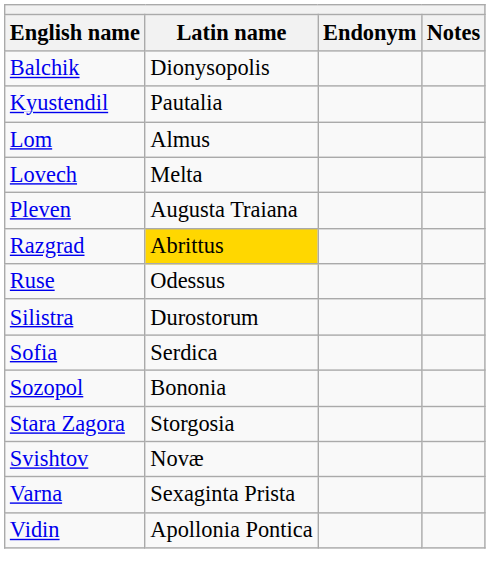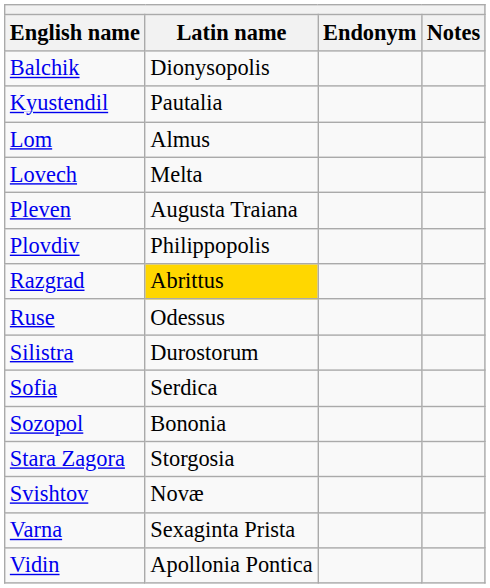+ row: (45, 245)
